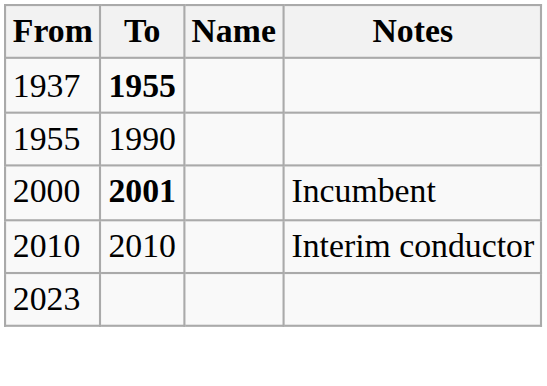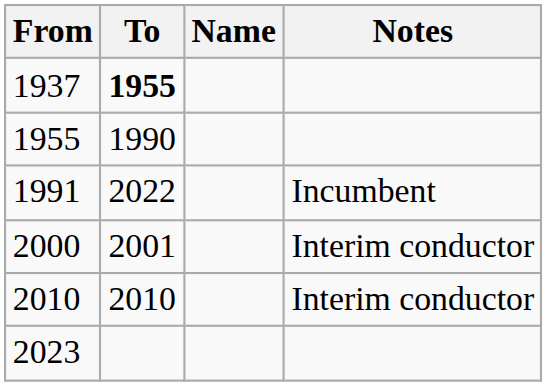+ row: (47, 191)
(142, 191) bold -> (142, 245) normal
(364, 191) Incumbent -> (413, 245) Interim conductor
